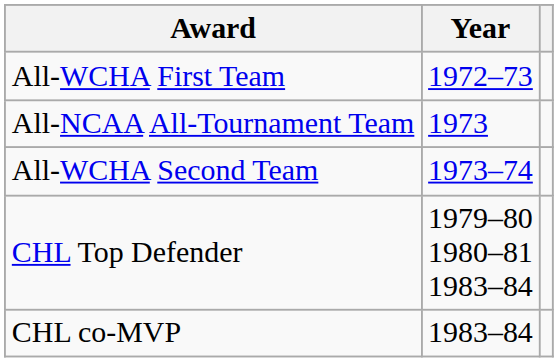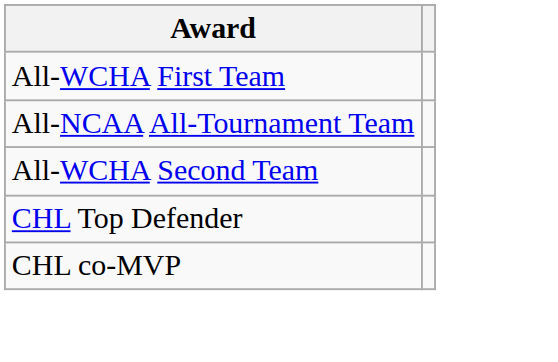- column: (480, 28)
